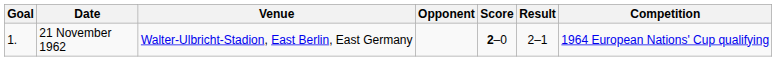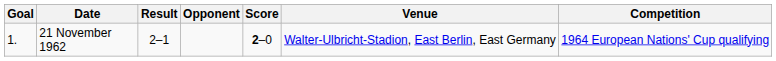columns swapped: (277, 14) <-> (537, 14)
